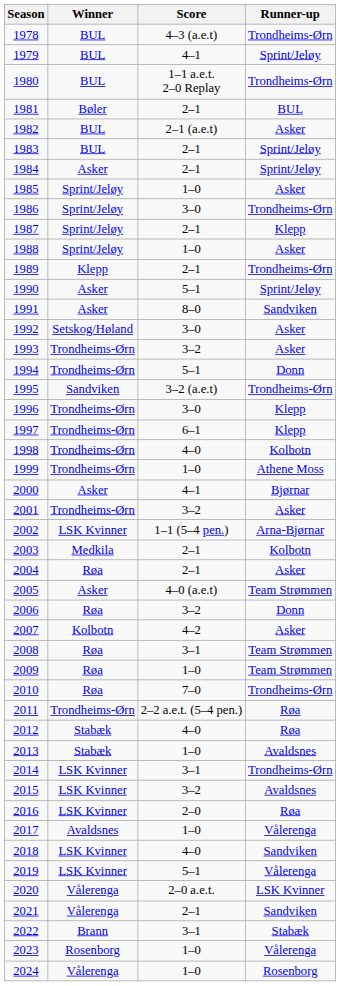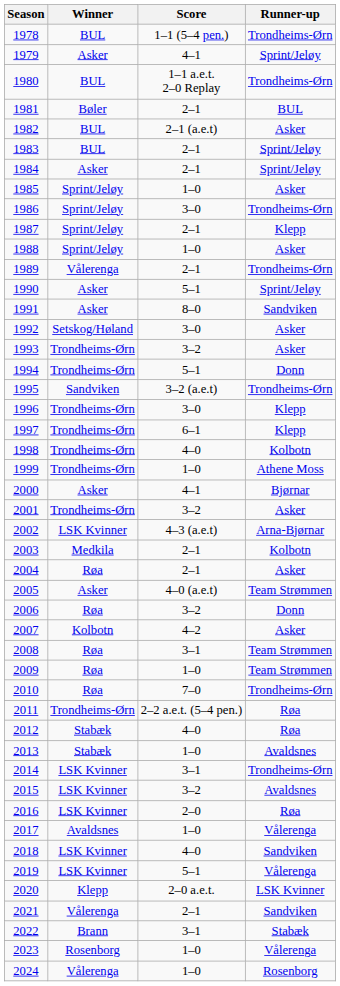(191, 34) 4–3 (a.e.t) -> (191, 34) 1–1 (5–4 pen.)
(93, 54) BUL -> (93, 54) Asker
(93, 269) Klepp -> (93, 269) Vålerenga
(191, 529) 1–1 (5–4 pen.) -> (191, 529) 4–3 (a.e.t)
(93, 890) Vålerenga -> (93, 890) Klepp
